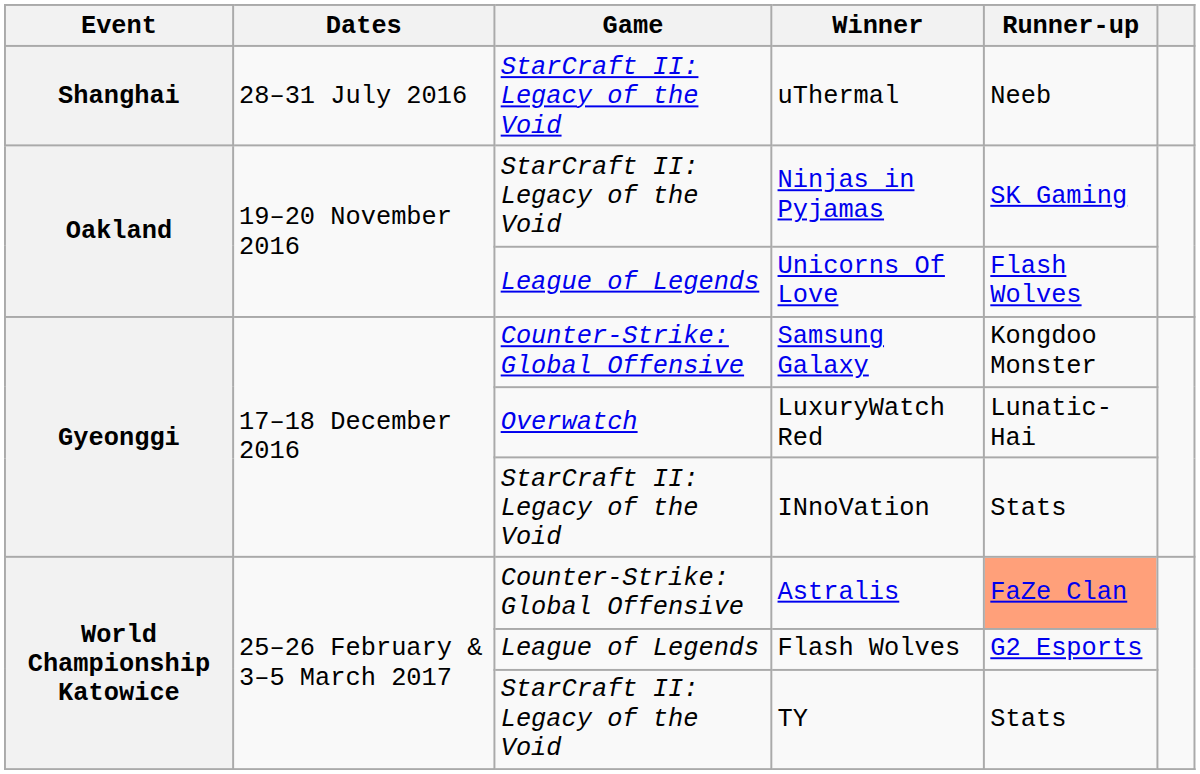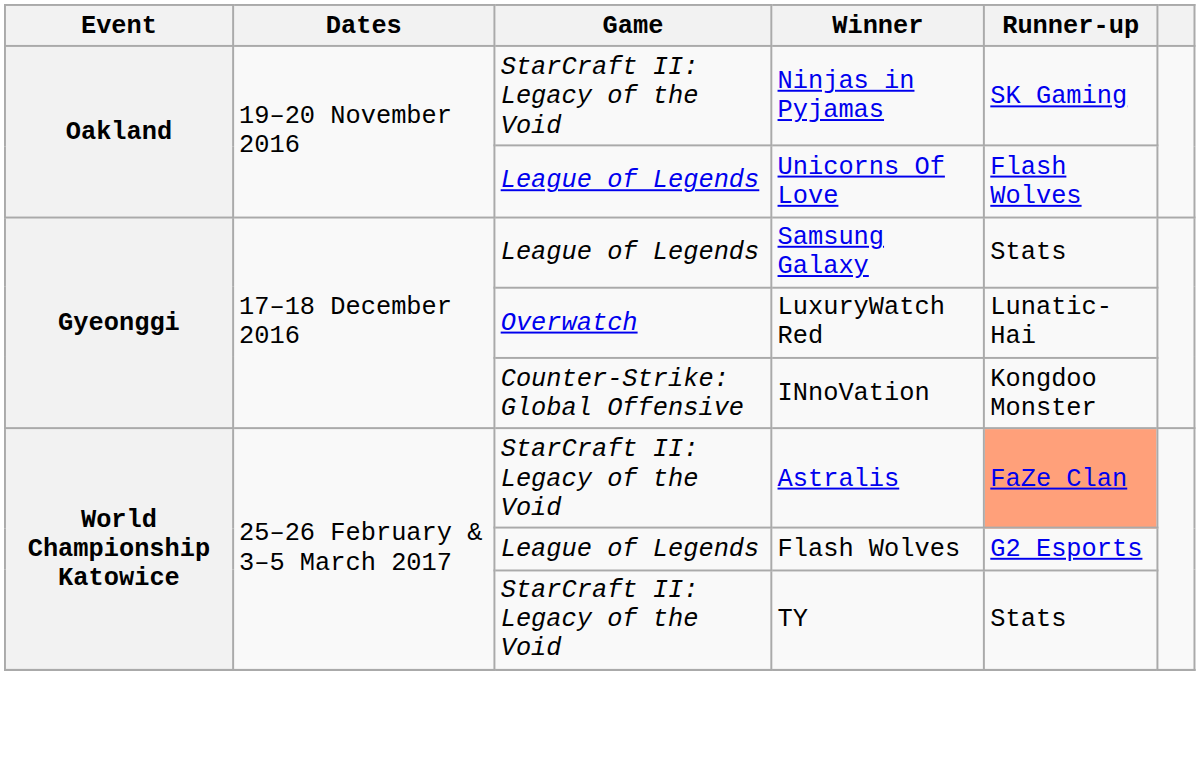- row: (838, 96)
(622, 352) Counter-Strike: Global Offensive -> (630, 252) League of Legends
(1044, 352) Kongdoo Monster -> (1028, 252) Stats
(600, 508) StarCraft II: Legacy of the Void -> (622, 393) Counter-Strike: Global Offensive
(1028, 508) Stats -> (1044, 393) Kongdoo Monster
(622, 593) Counter-Strike: Global Offensive -> (600, 478) StarCraft II: Legacy of the Void
